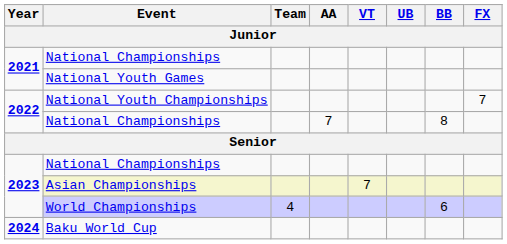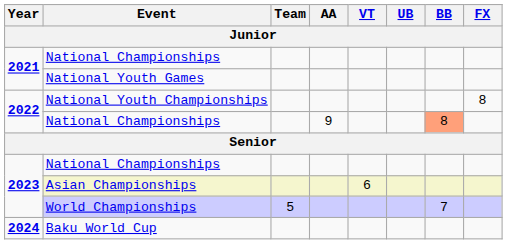(482, 101) 7 -> (482, 101) 8
(329, 122) 7 -> (329, 122) 9
(444, 122) no background -> (444, 122) lightsalmon background
(367, 186) 7 -> (367, 186) 6
(290, 208) 4 -> (290, 208) 5
(444, 208) 6 -> (444, 208) 7
